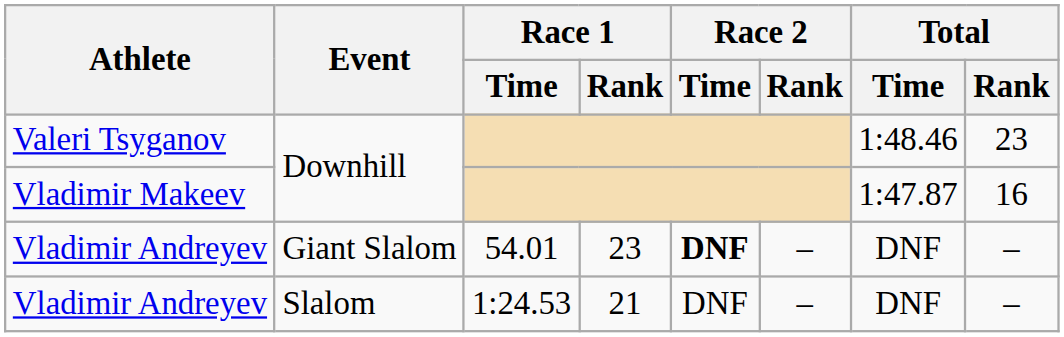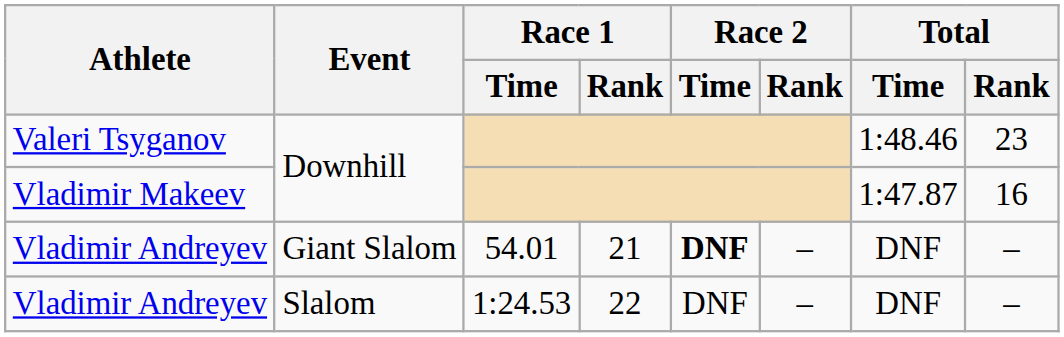(625, 248) 23 -> (625, 248) 21
(625, 302) 21 -> (625, 302) 22
